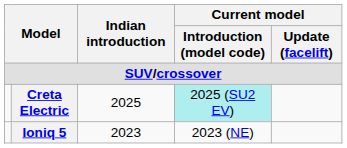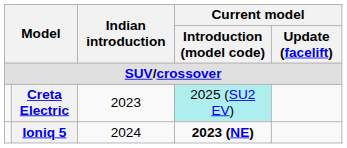(126, 102) 2025 -> (126, 102) 2023
(126, 132) 2023 -> (126, 132) 2024
(223, 132) normal -> (223, 132) bold
